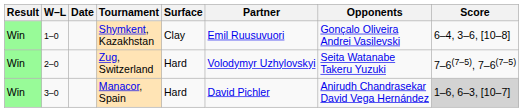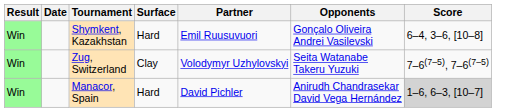- column: (55, 12)
(175, 35) Clay -> (148, 35) Hard
(175, 64) Hard -> (147, 64) Clay
